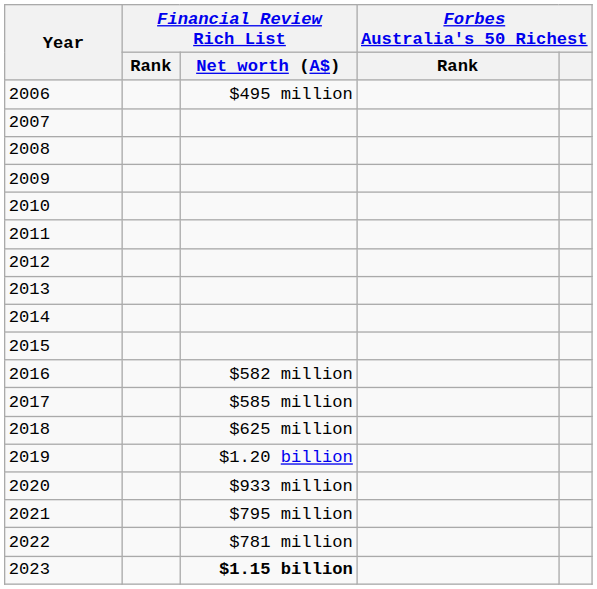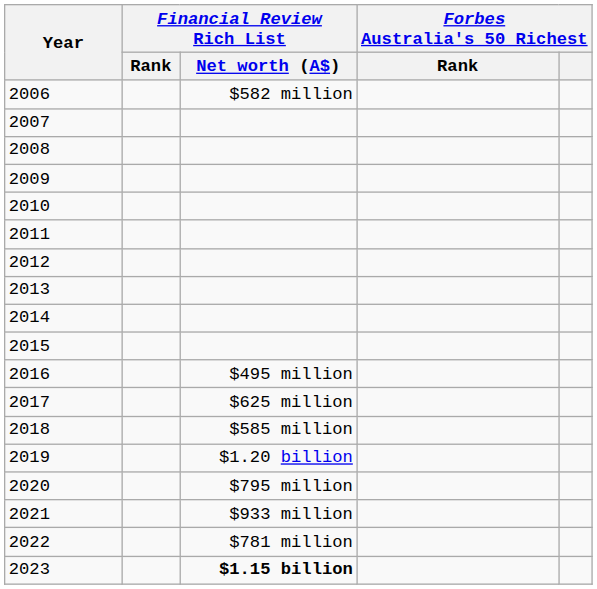(291, 94) $495 million -> (291, 94) $582 million
(291, 374) $582 million -> (291, 374) $495 million
(291, 402) $585 million -> (291, 402) $625 million
(291, 430) $625 million -> (291, 430) $585 million
(291, 486) $933 million -> (291, 486) $795 million
(291, 514) $795 million -> (291, 514) $933 million
